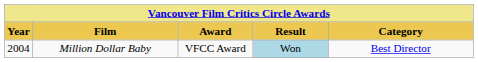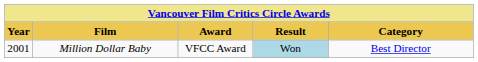(18, 48) 2004 -> (18, 48) 2001
